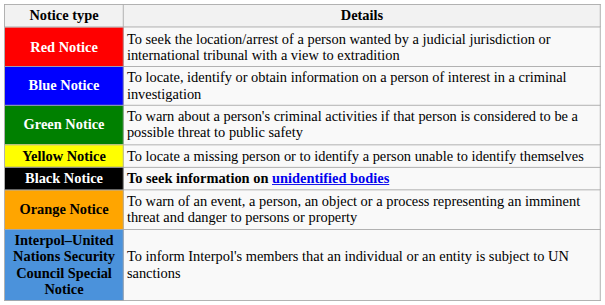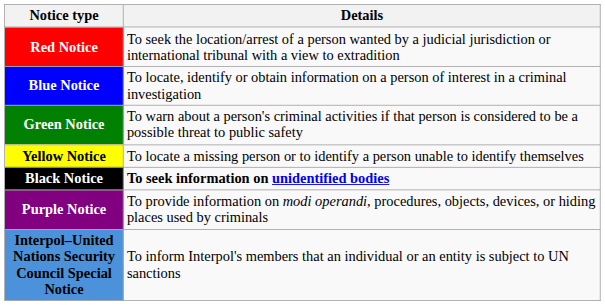- row: (64, 209)
+ row: (64, 209)
